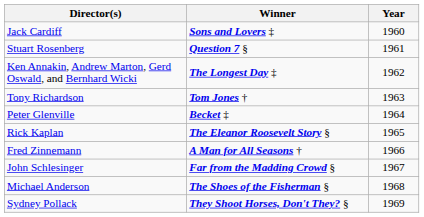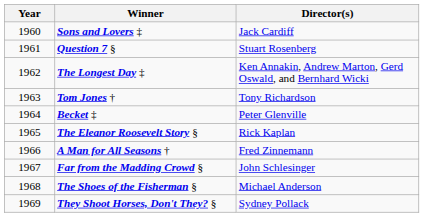columns swapped: (394, 13) <-> (96, 13)
